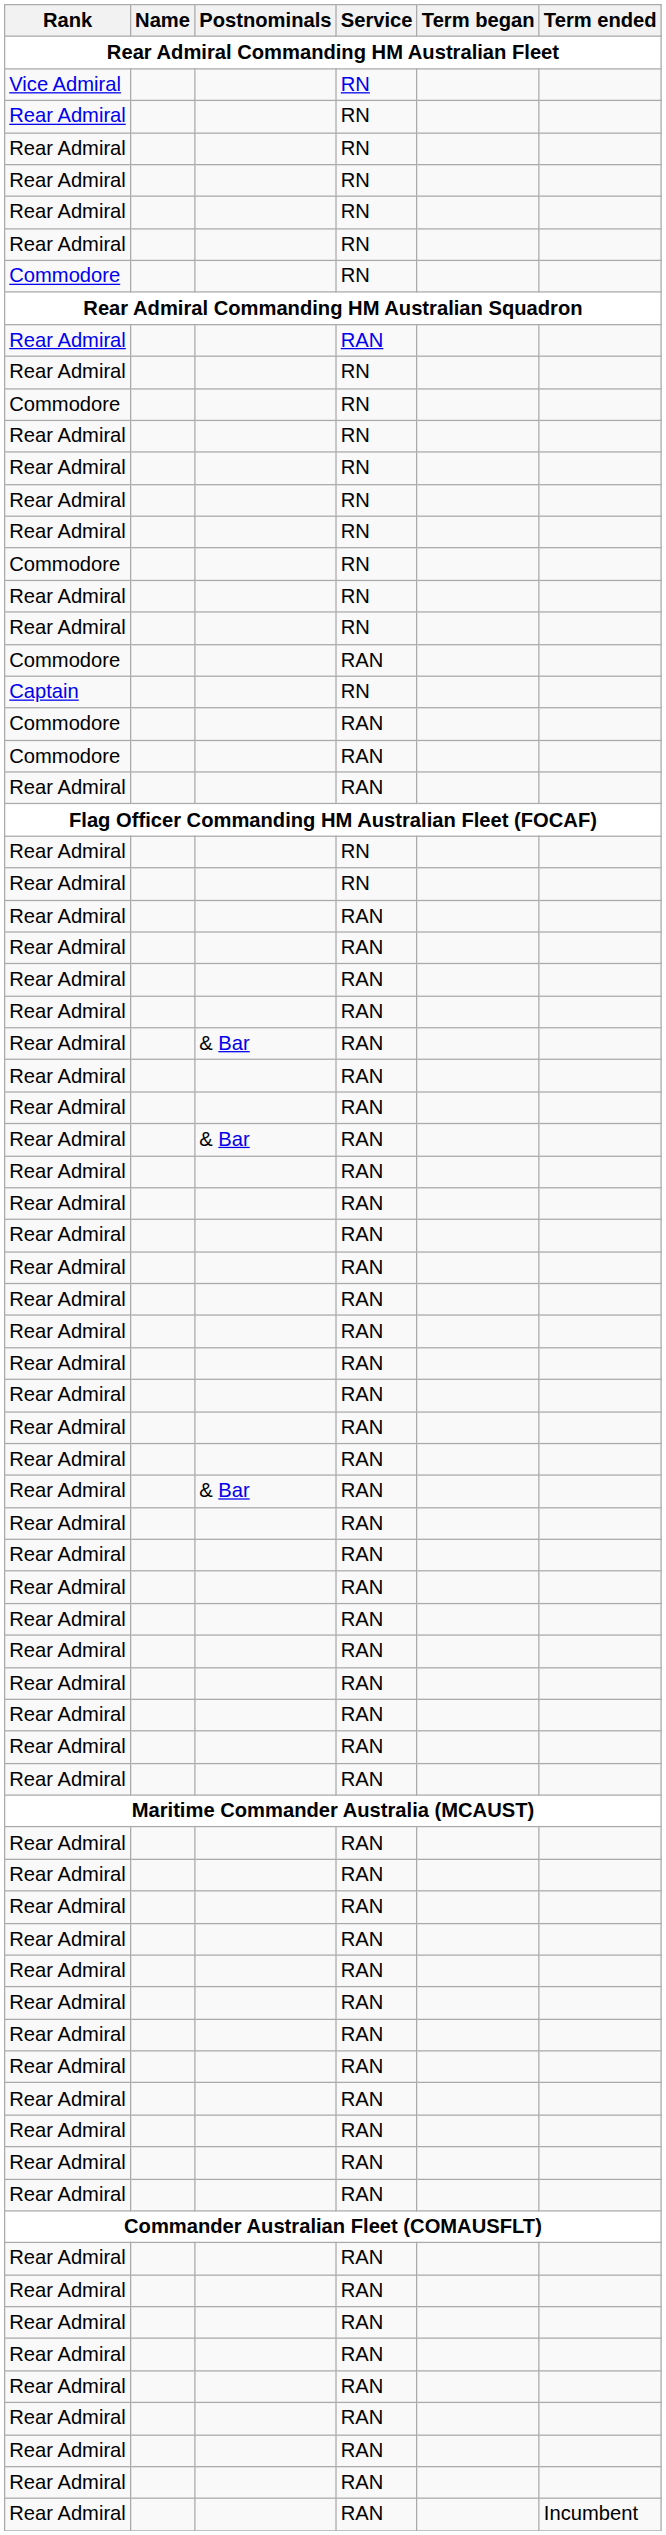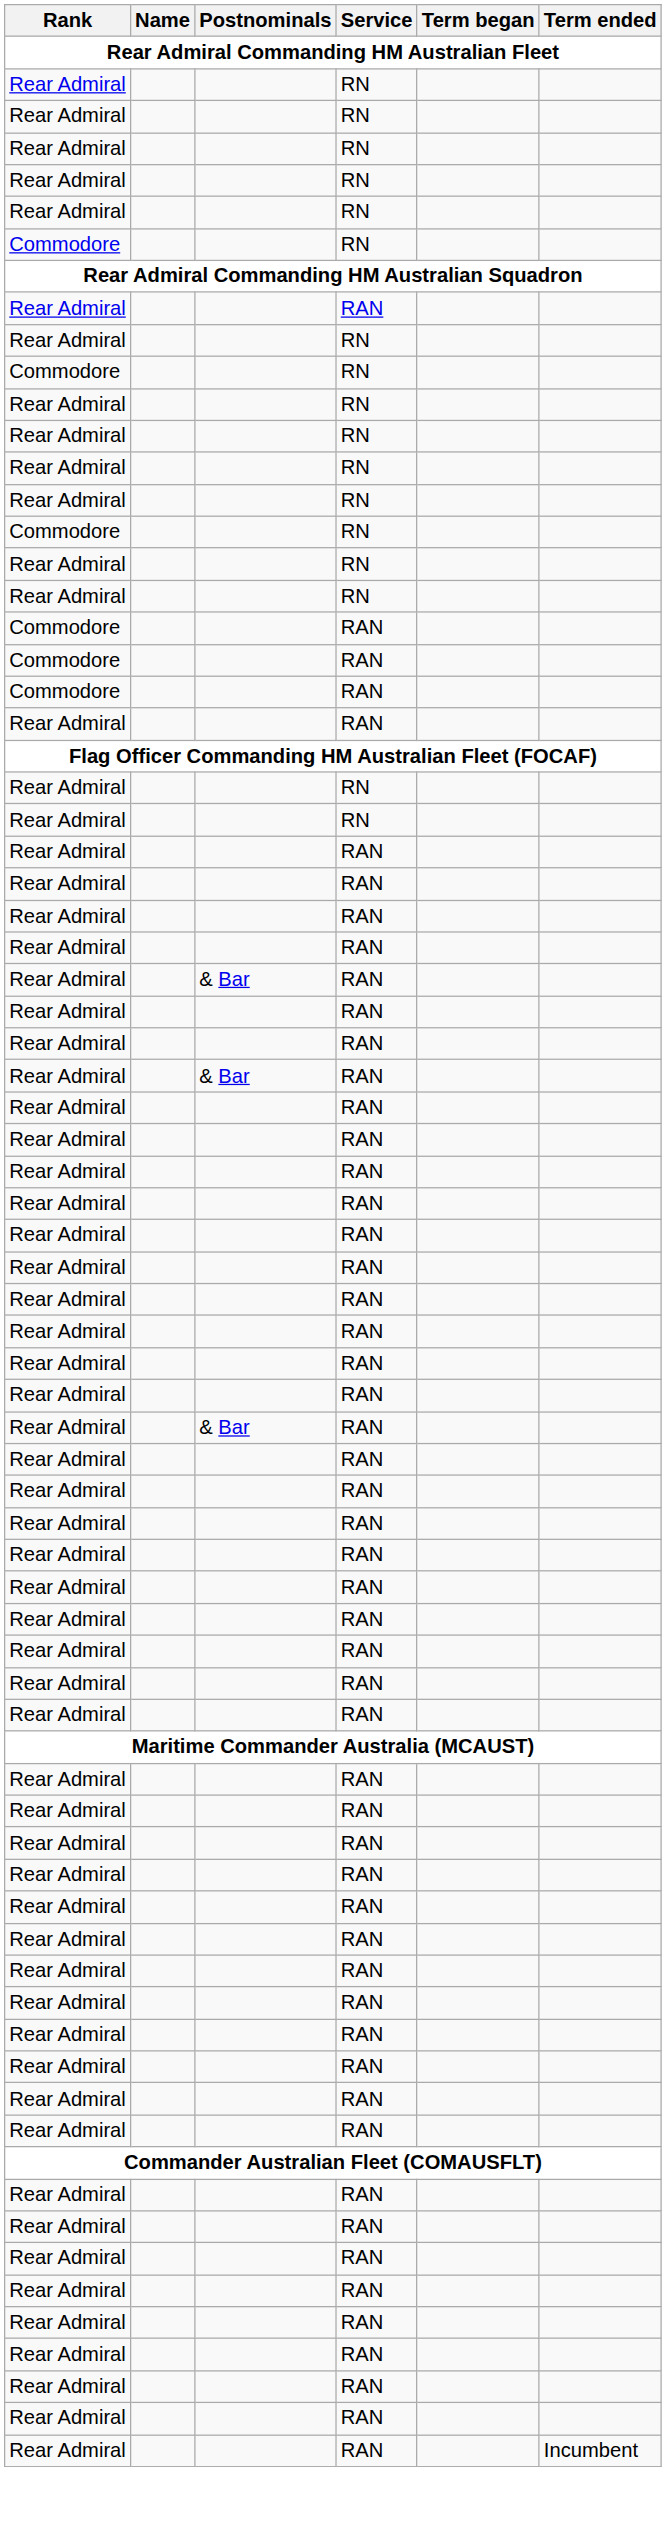- row: (65, 84)
- row: (44, 691)
